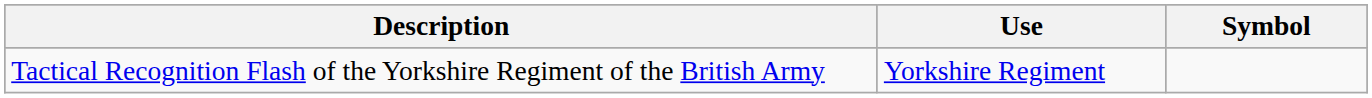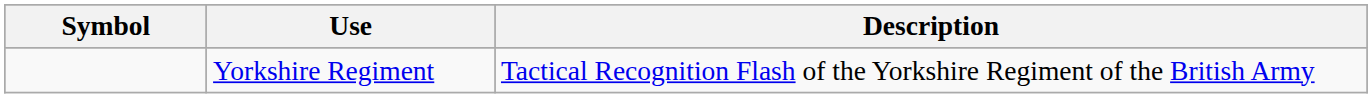columns swapped: (1266, 26) <-> (441, 26)
